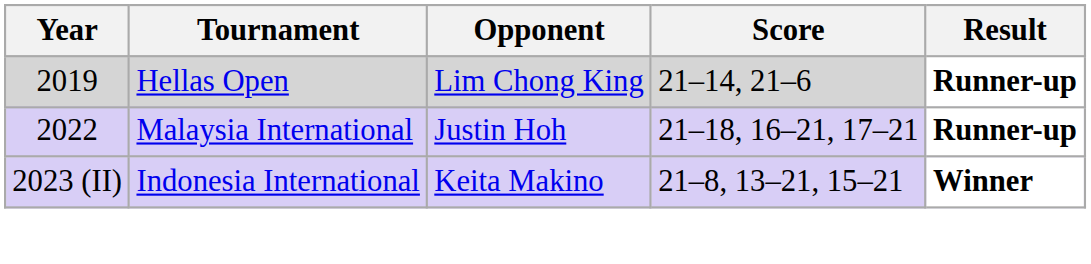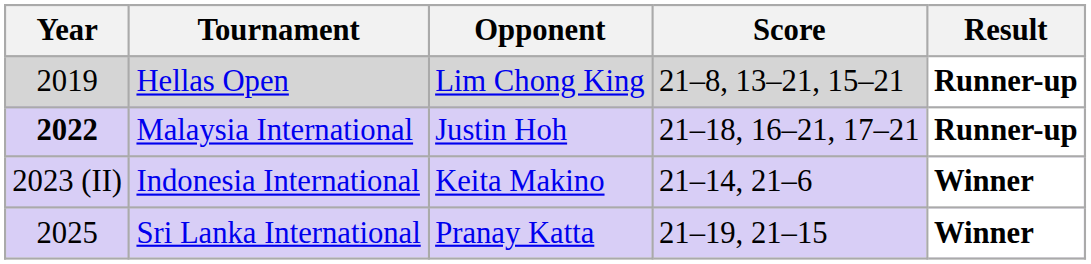(735, 80) 21–14, 21–6 -> (782, 80) 21–8, 13–21, 15–21
(67, 131) normal -> (67, 131) bold
(781, 181) 21–8, 13–21, 15–21 -> (736, 181) 21–14, 21–6
+ row: (279, 232)
